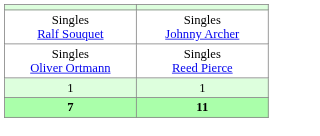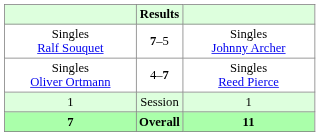+ column: (159, 14)
